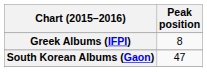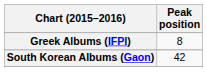(180, 58) 47 -> (180, 58) 42
